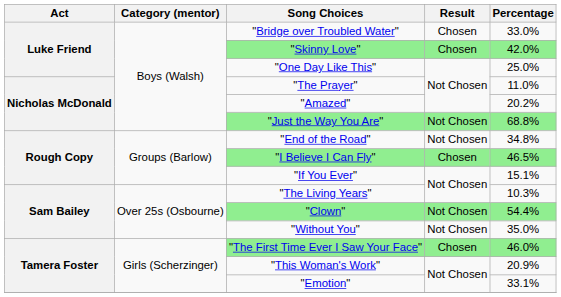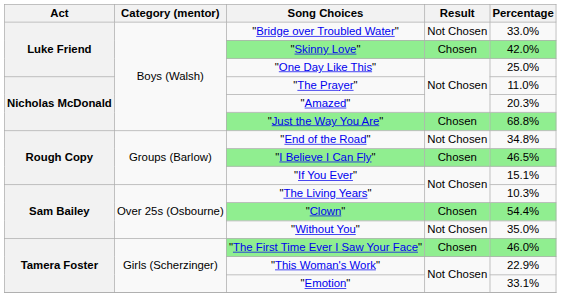(457, 31) Chosen -> (457, 31) Not Chosen
(523, 103) 20.2% -> (523, 103) 20.3%
(457, 121) Not Chosen -> (457, 121) Chosen
(457, 211) Not Chosen -> (457, 211) Chosen
(523, 265) 20.9% -> (523, 265) 22.9%
